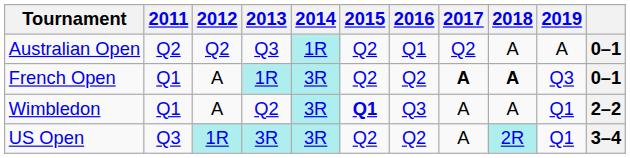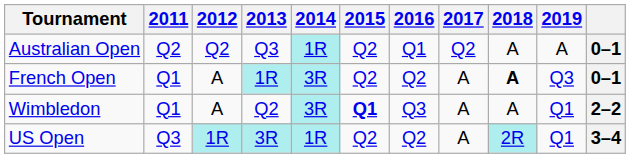(463, 78) bold -> (463, 78) normal
(316, 137) 3R -> (316, 137) 1R
